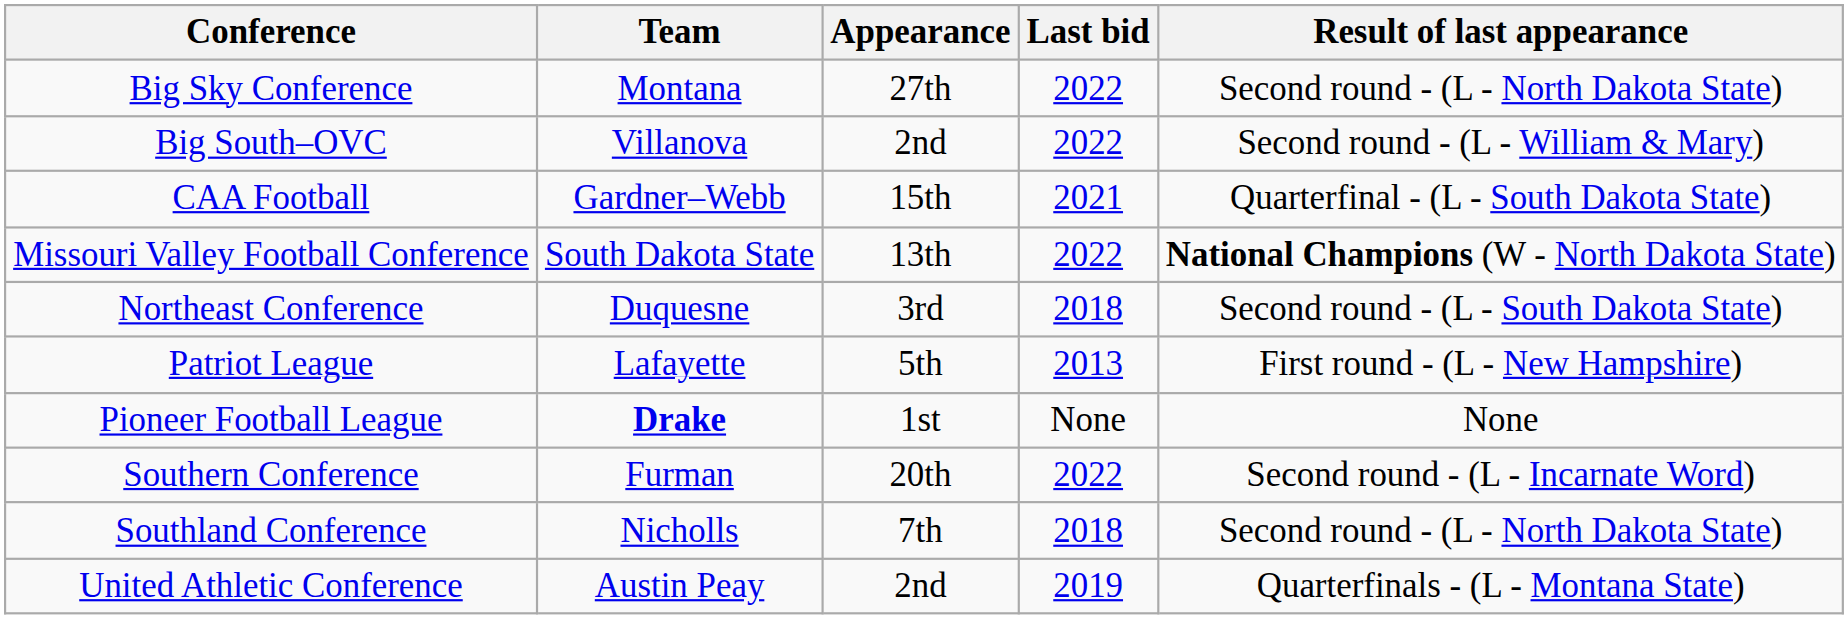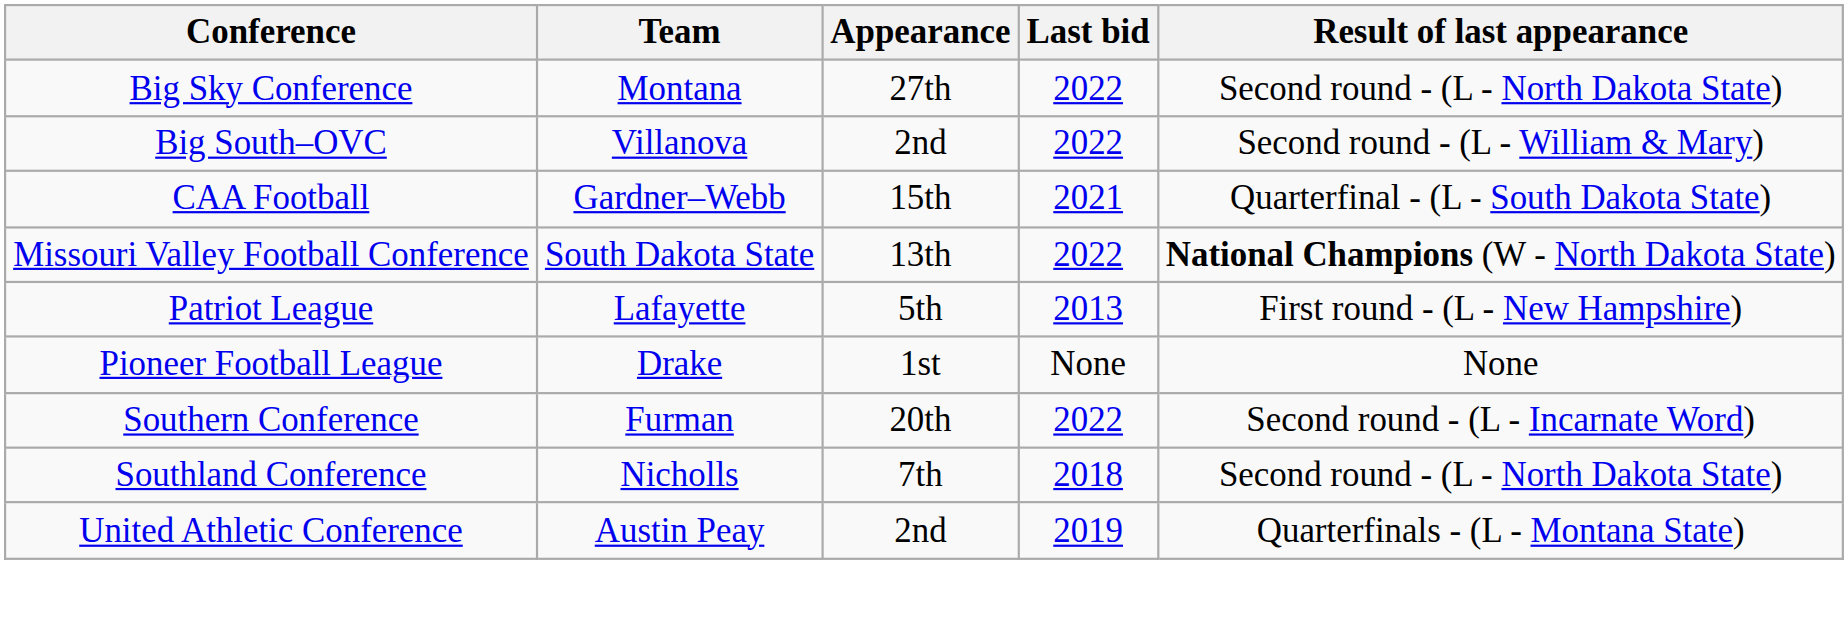- row: (271, 308)
(680, 419) bold -> (680, 364) normal
